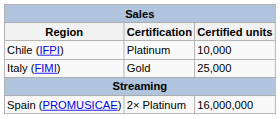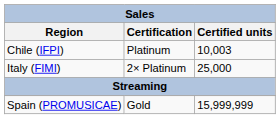(214, 50) 10,000 -> (214, 50) 10,003
(139, 68) Gold -> (156, 68) 2× Platinum
(156, 105) 2× Platinum -> (139, 105) Gold
(225, 105) 16,000,000 -> (225, 105) 15,999,999
